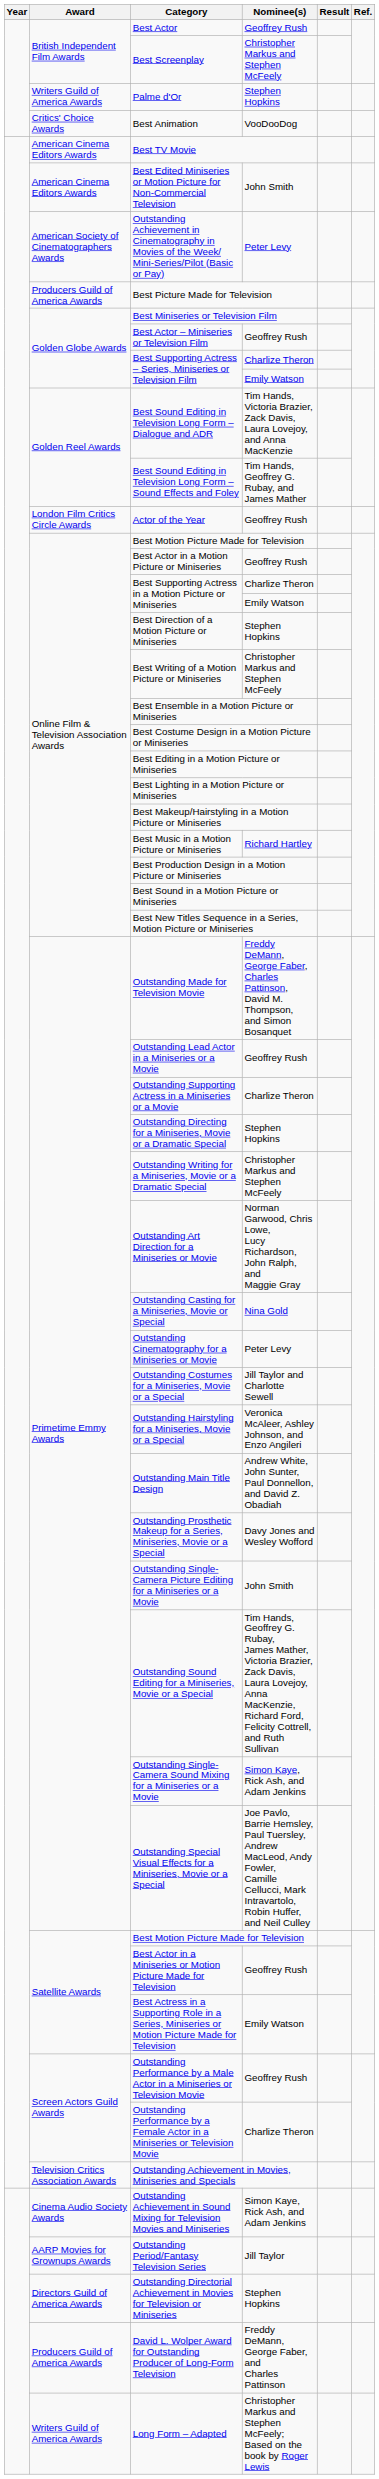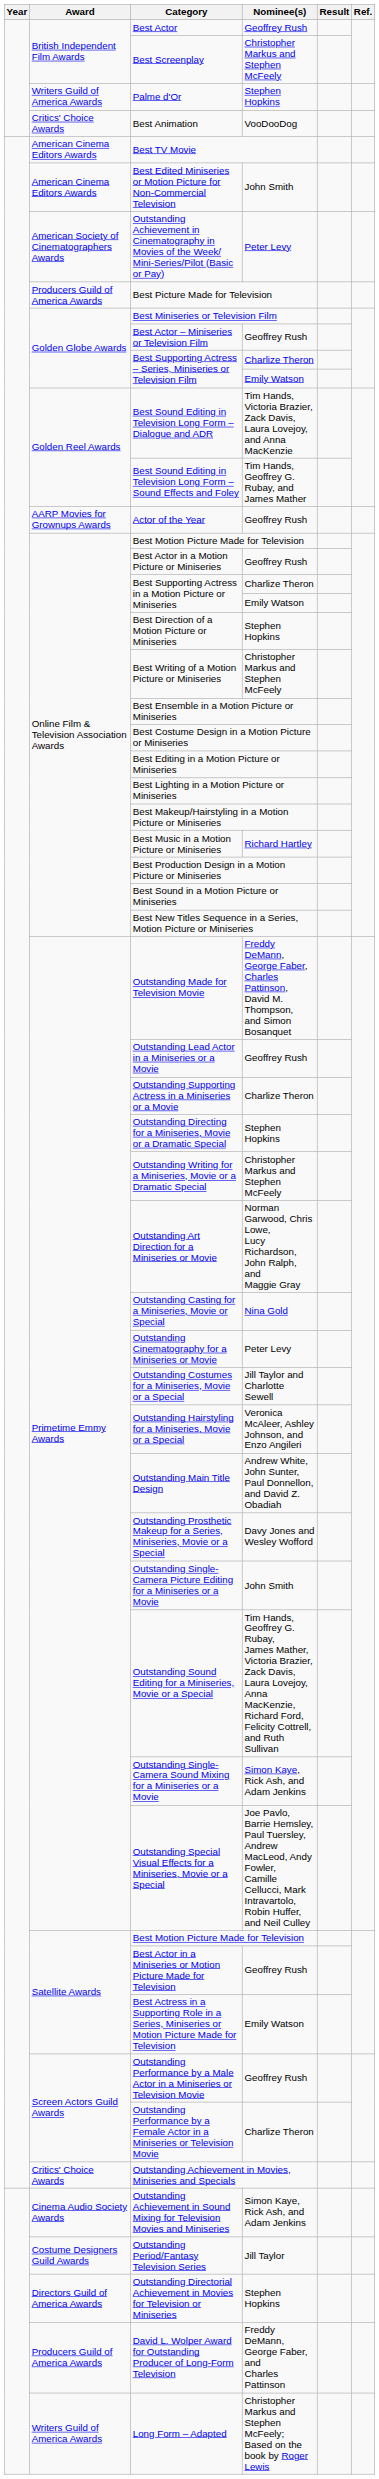(73, 519) London Film Critics Circle Awards -> (71, 519) AARP Movies for Grownups Awards
(74, 2175) Television Critics Association Awards -> (63, 2175) Critics' Choice Awards
(71, 2255) AARP Movies for Grownups Awards -> (75, 2255) Costume Designers Guild Awards
